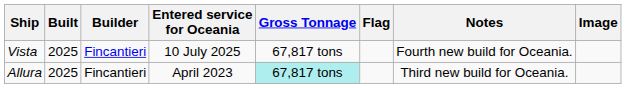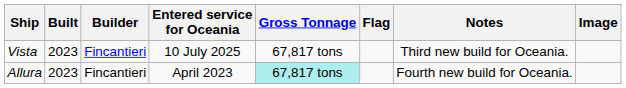(63, 51) 2025 -> (63, 51) 2023
(484, 51) Fourth new build for Oceania. -> (484, 51) Third new build for Oceania.
(63, 72) 2025 -> (63, 72) 2023
(484, 72) Third new build for Oceania. -> (484, 72) Fourth new build for Oceania.
